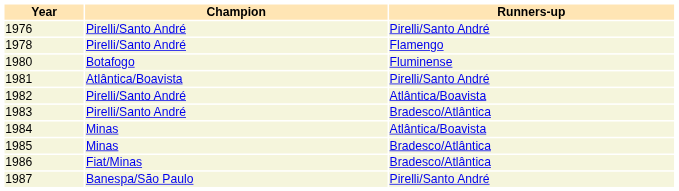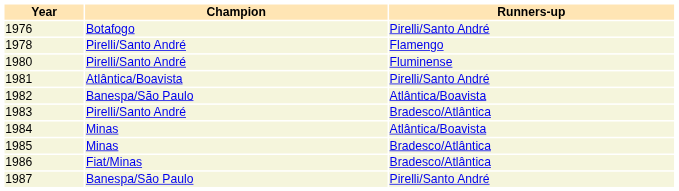(136, 28) Pirelli/Santo André -> (110, 28) Botafogo
(110, 62) Botafogo -> (136, 62) Pirelli/Santo André
(136, 95) Pirelli/Santo André -> (140, 95) Banespa/São Paulo
